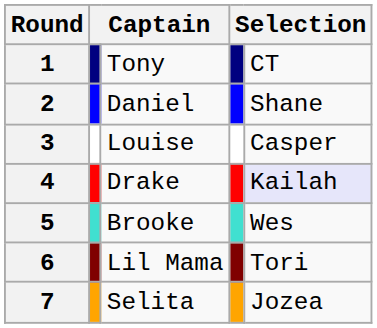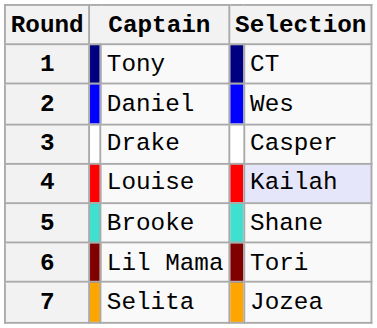(287, 104) Shane -> (272, 104) Wes
(151, 144) Louise -> (143, 144) Drake
(143, 183) Drake -> (151, 183) Louise
(272, 223) Wes -> (287, 223) Shane
